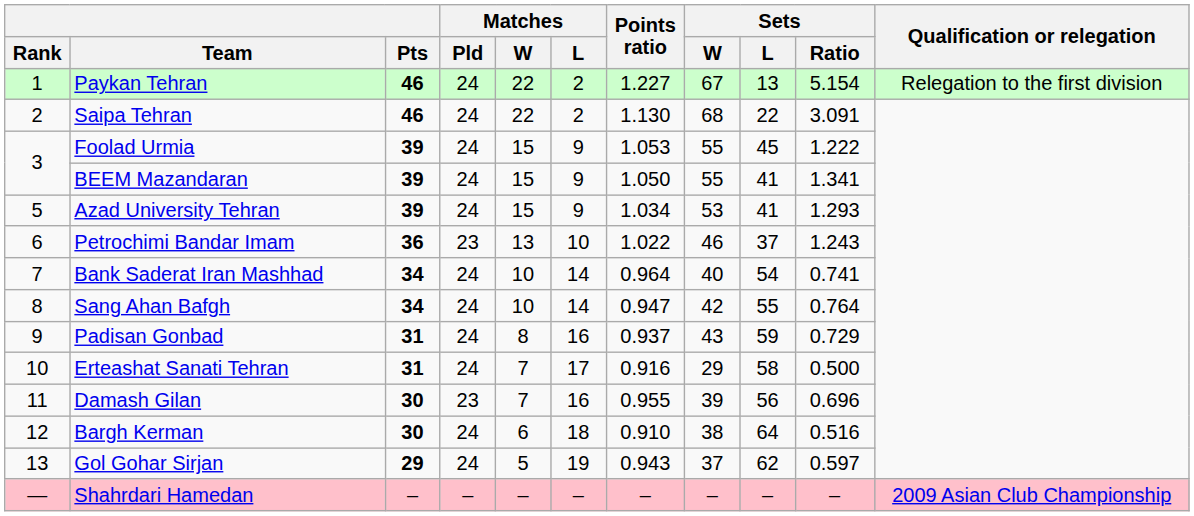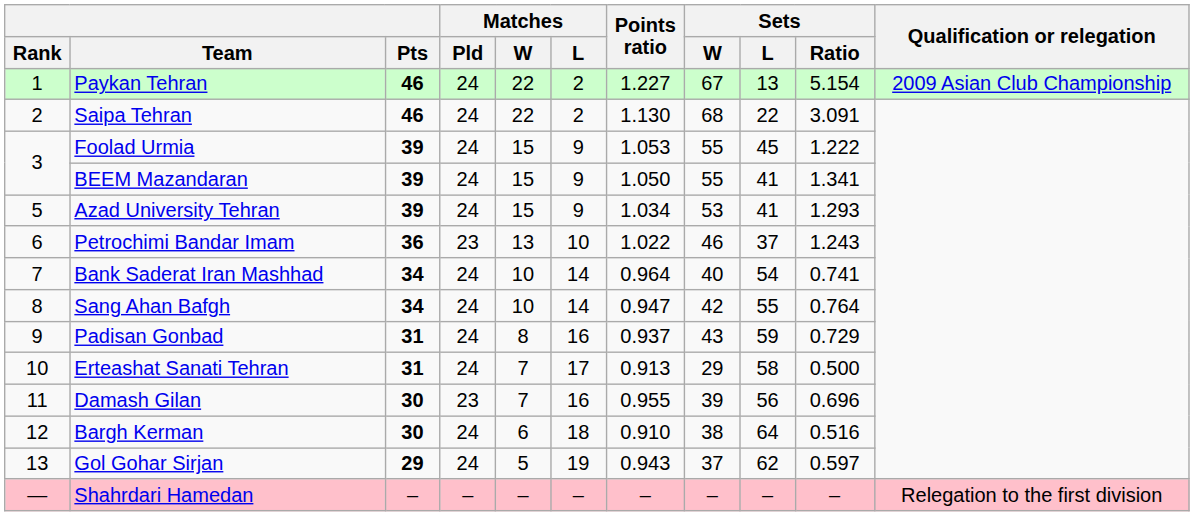(1032, 84) Relegation to the first division -> (1032, 84) 2009 Asian Club Championship
(645, 369) 0.916 -> (645, 369) 0.913
(1032, 495) 2009 Asian Club Championship -> (1032, 495) Relegation to the first division
